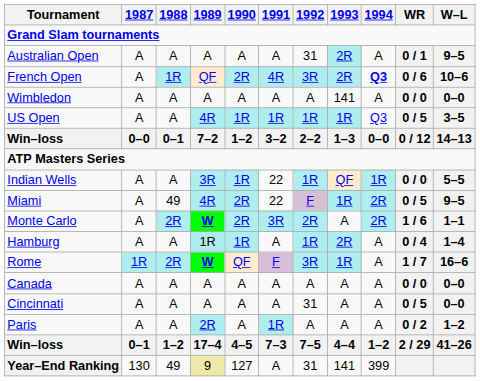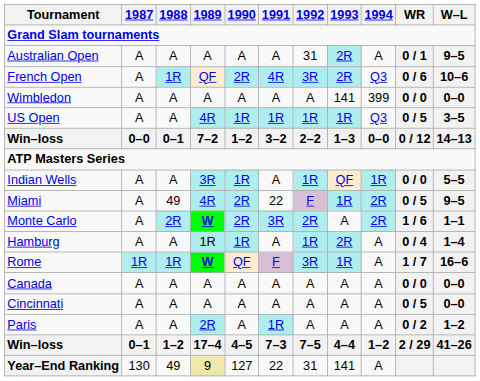(379, 76) bold -> (379, 76) normal
(379, 96) A -> (379, 96) 399
(276, 179) 22 -> (276, 179) A
(173, 262) 2R -> (173, 262) 1R
(310, 303) 31 -> (310, 303) A
(276, 365) A -> (276, 365) 22
(379, 365) 399 -> (379, 365) A
